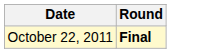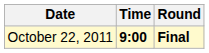+ column: (135, 15)
